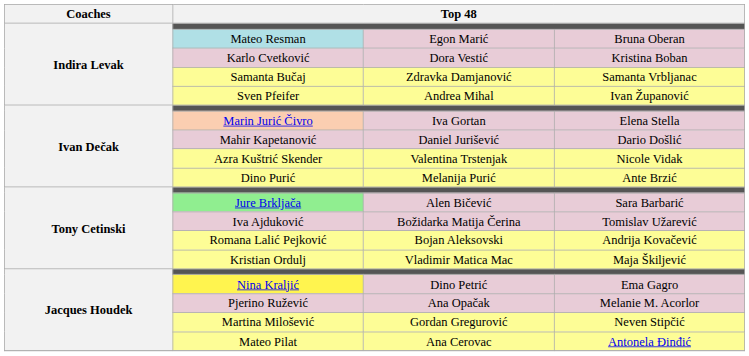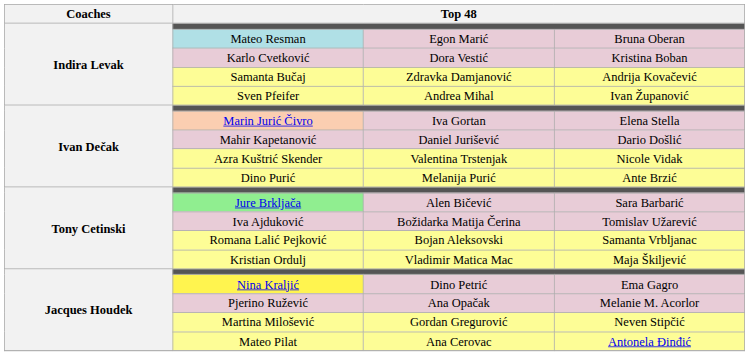(650, 77) Samanta Vrbljanac -> (650, 77) Andrija Kovačević
(650, 240) Andrija Kovačević -> (650, 240) Samanta Vrbljanac
